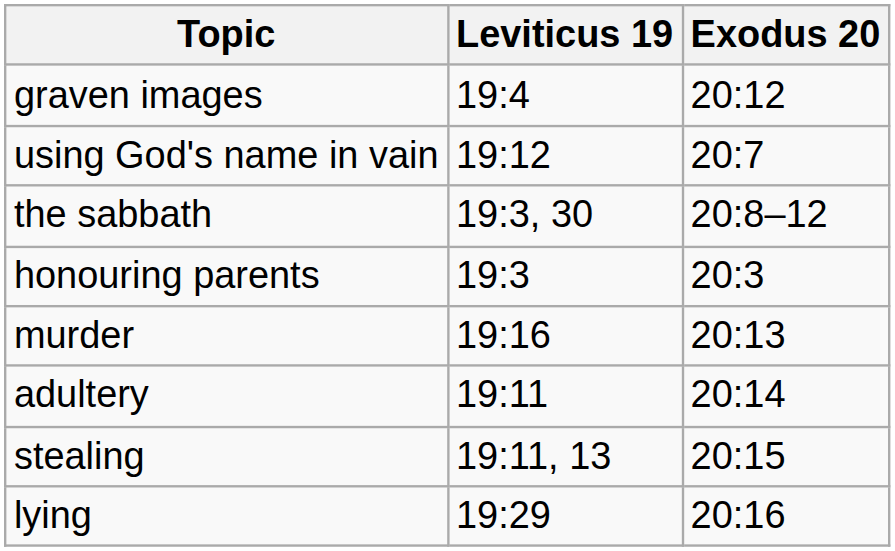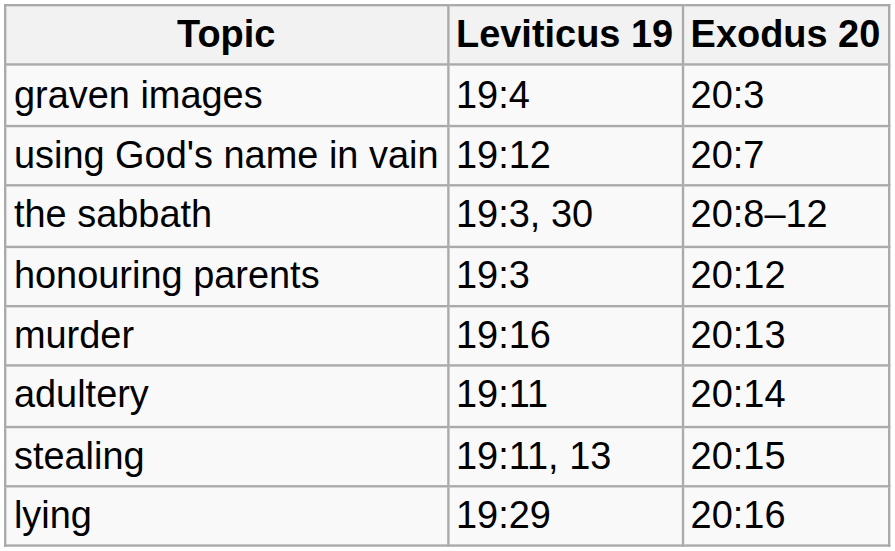(738, 94) 20:12 -> (727, 94) 20:3
(727, 275) 20:3 -> (738, 275) 20:12
